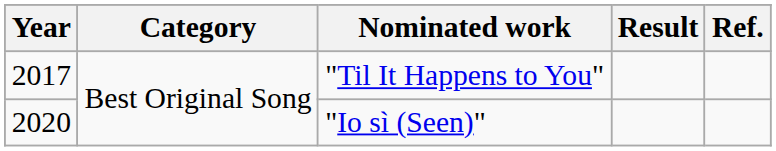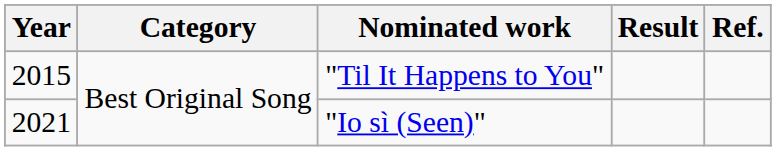(41, 74) 2017 -> (41, 74) 2015
(41, 121) 2020 -> (41, 121) 2021
